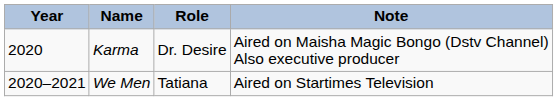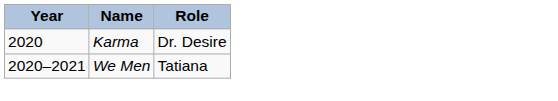- column: (391, 16)
